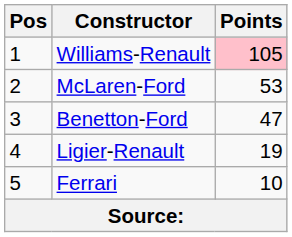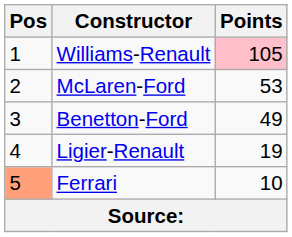(271, 119) 47 -> (271, 119) 49
(15, 184) no background -> (15, 184) lightsalmon background
